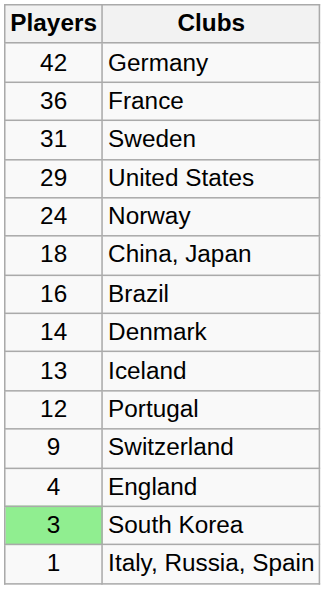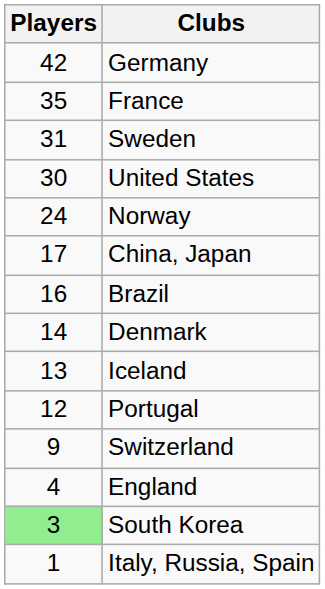(54, 100) 36 -> (54, 100) 35
(54, 178) 29 -> (54, 178) 30
(54, 255) 18 -> (54, 255) 17
